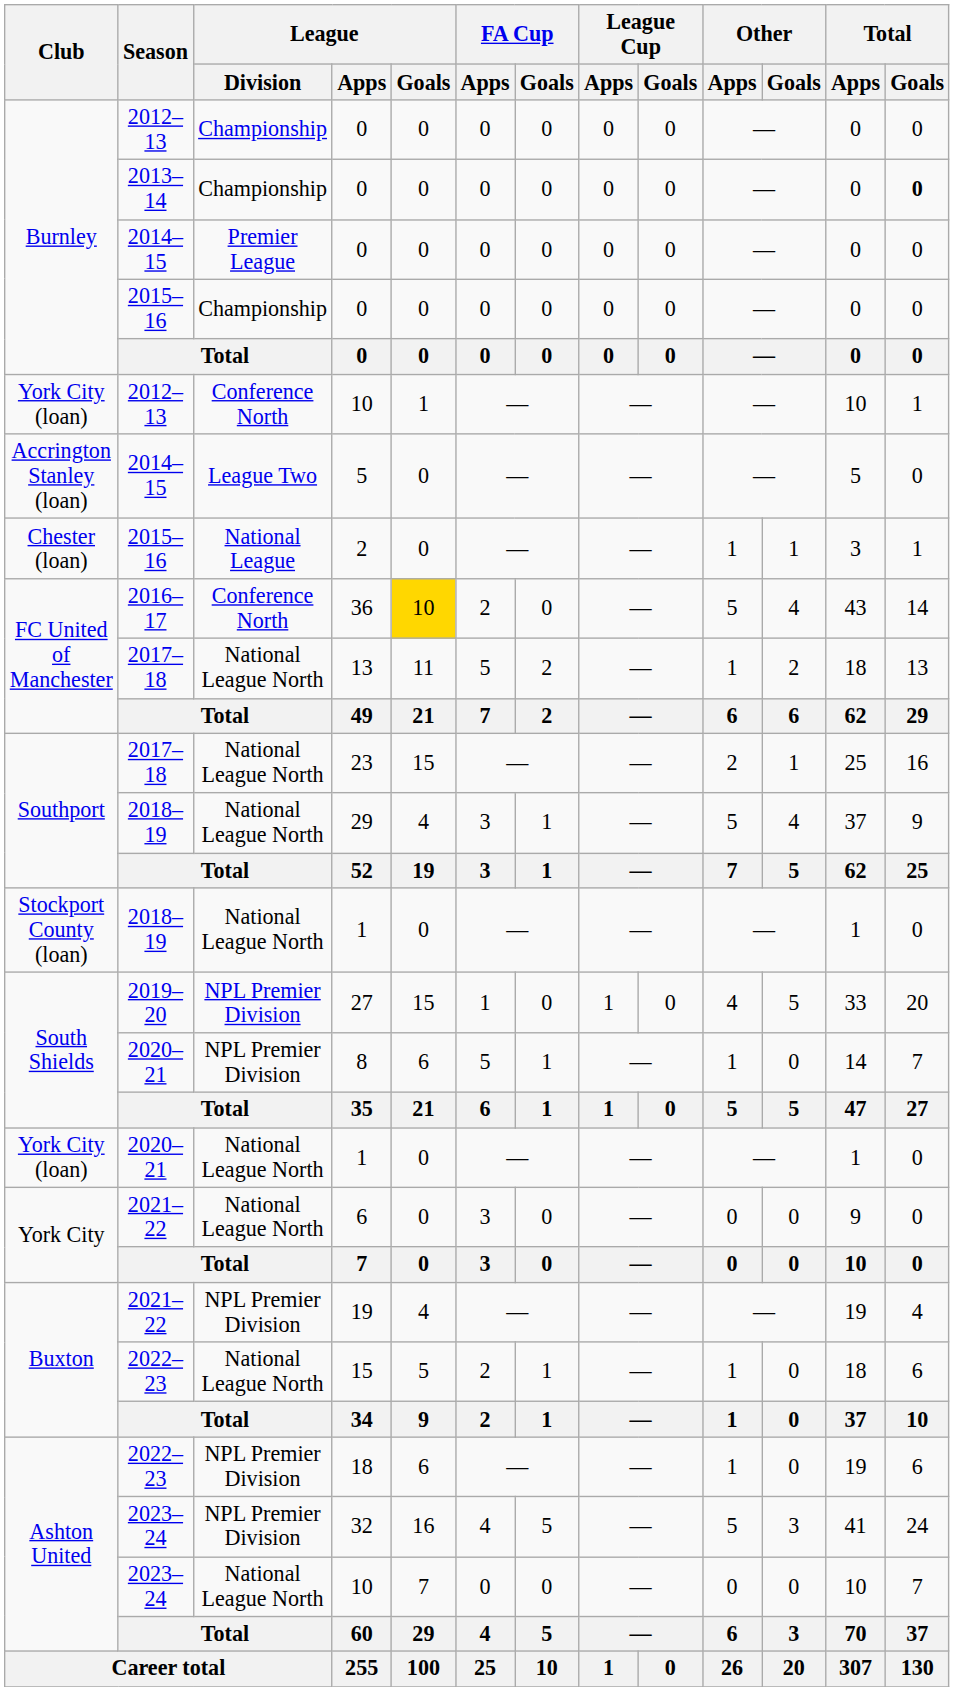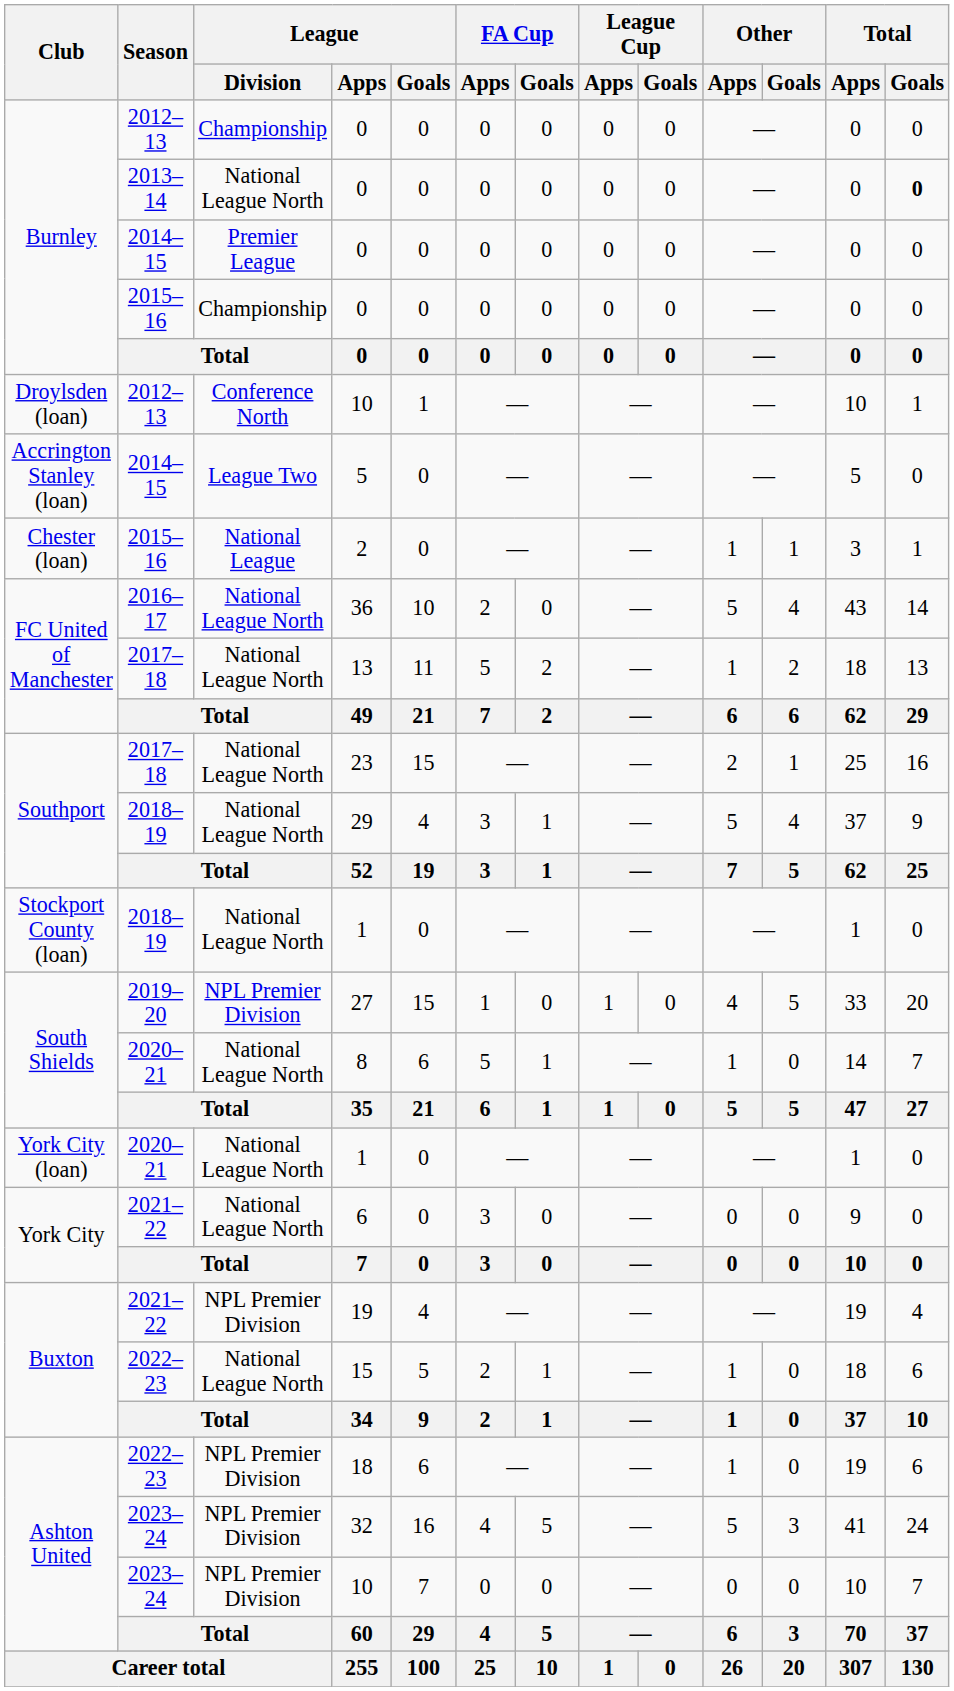(263, 189) Championship -> (263, 189) National League North
(61, 403) York City (loan) -> (61, 403) Droylsden (loan)
(263, 608) Conference North -> (263, 608) National League North
(423, 608) gold background -> (423, 608) no background
(263, 1062) NPL Premier Division -> (263, 1062) National League North
(263, 1586) National League North -> (263, 1586) NPL Premier Division
